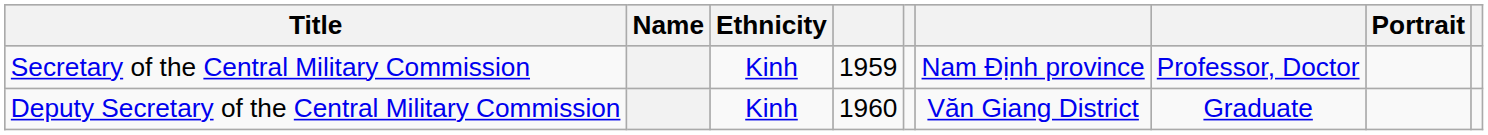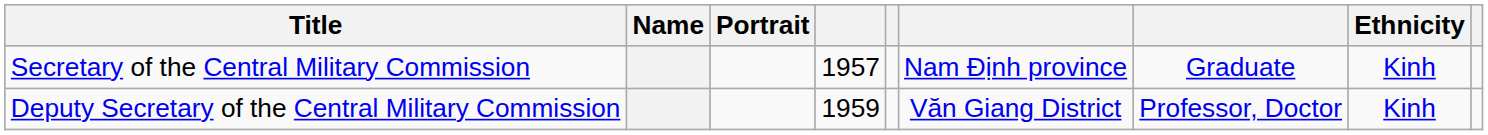columns swapped: (1418, 25) <-> (771, 25)
(868, 66) 1959 -> (851, 66) 1957
(1258, 66) Professor, Doctor -> (1241, 66) Graduate
(868, 108) 1960 -> (851, 108) 1959
(1258, 108) Graduate -> (1241, 108) Professor, Doctor
